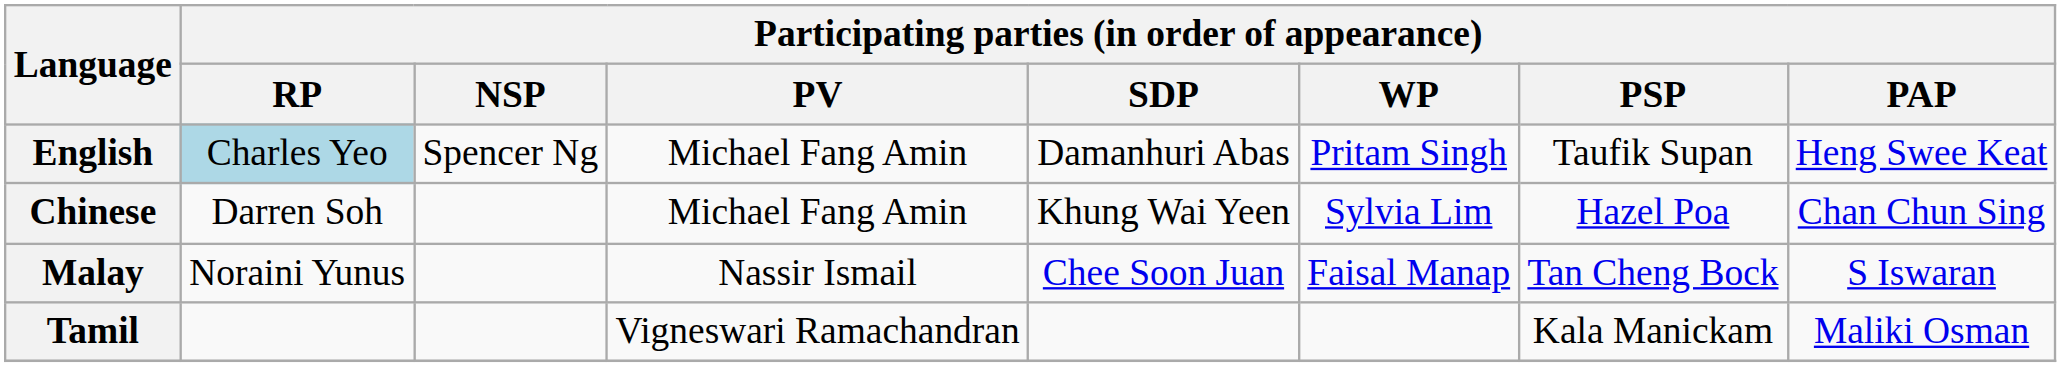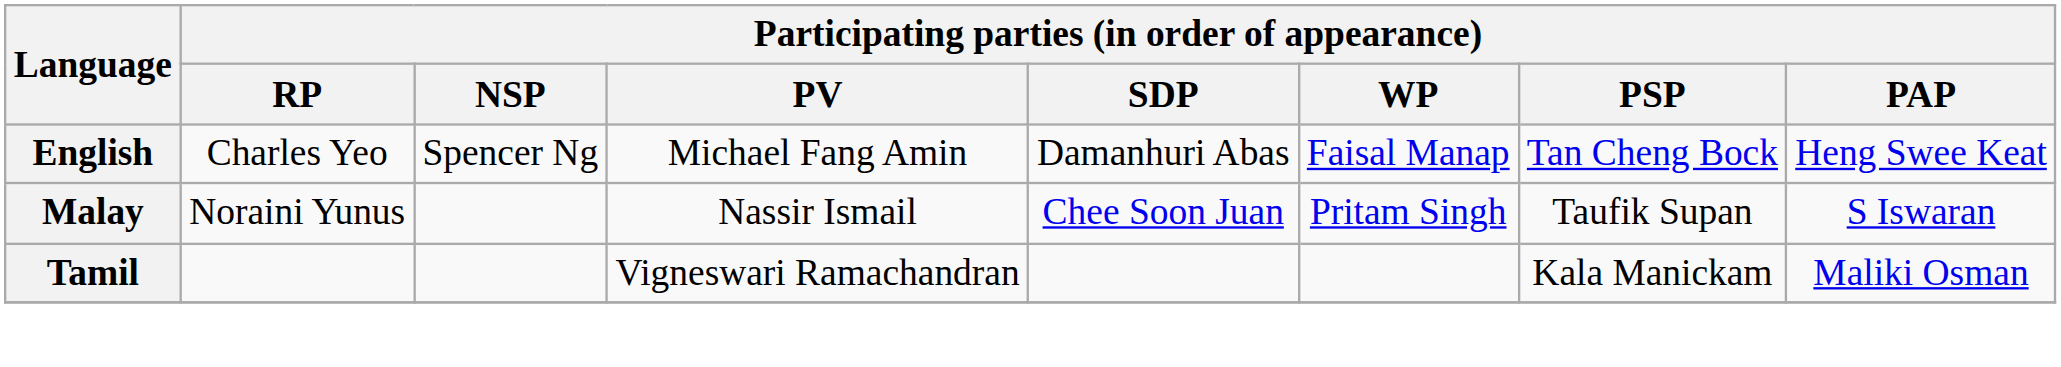(297, 152) lightblue background -> (297, 152) no background
(1409, 152) Pritam Singh -> (1408, 152) Faisal Manap
(1653, 152) Taufik Supan -> (1652, 152) Tan Cheng Bock
- row: (93, 212)
(1409, 271) Faisal Manap -> (1408, 212) Pritam Singh
(1653, 271) Tan Cheng Bock -> (1652, 212) Taufik Supan
